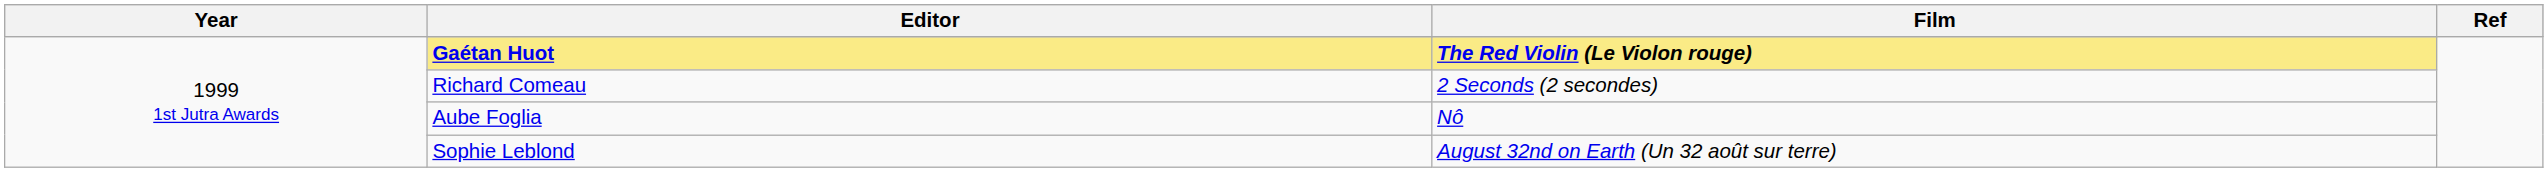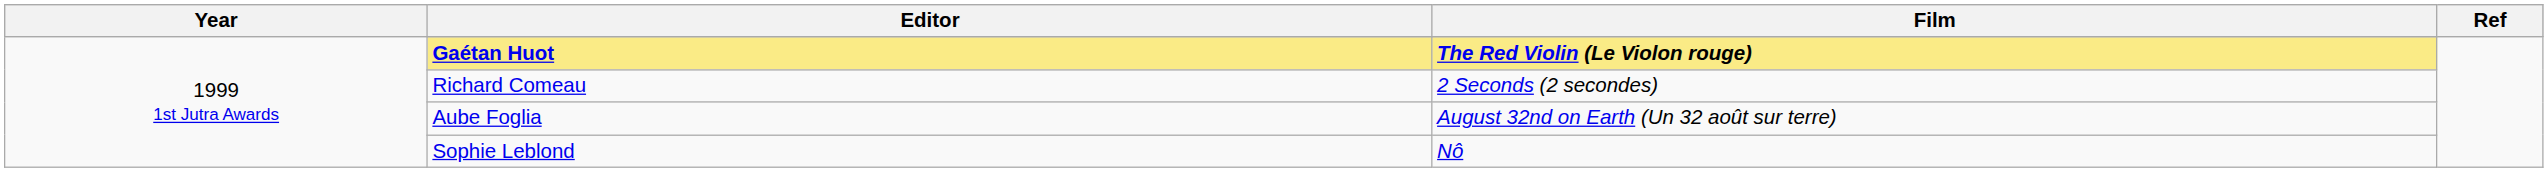(1450, 118) Nô -> (1637, 118) August 32nd on Earth (Un 32 août sur terre)
(1637, 150) August 32nd on Earth (Un 32 août sur terre) -> (1450, 150) Nô
